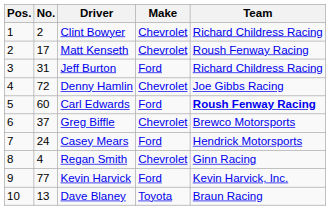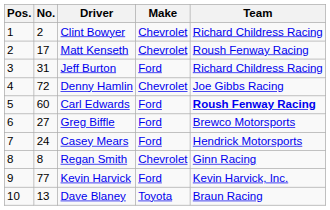(43, 123) 37 -> (43, 123) 27
(163, 123) Chevrolet -> (150, 123) Ford
(40, 159) 4 -> (40, 159) 8
